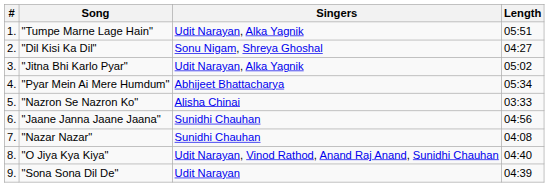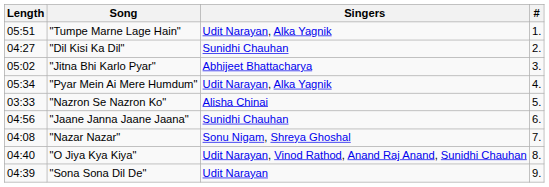columns swapped: (12, 13) <-> (523, 13)
(249, 48) Sonu Nigam, Shreya Ghoshal -> (246, 48) Sunidhi Chauhan
(239, 66) Udit Narayan, Alka Yagnik -> (257, 66) Abhijeet Bhattacharya
(229, 84) Abhijeet Bhattacharya -> (267, 84) Udit Narayan, Alka Yagnik
(218, 137) Sunidhi Chauhan -> (277, 137) Sonu Nigam, Shreya Ghoshal
